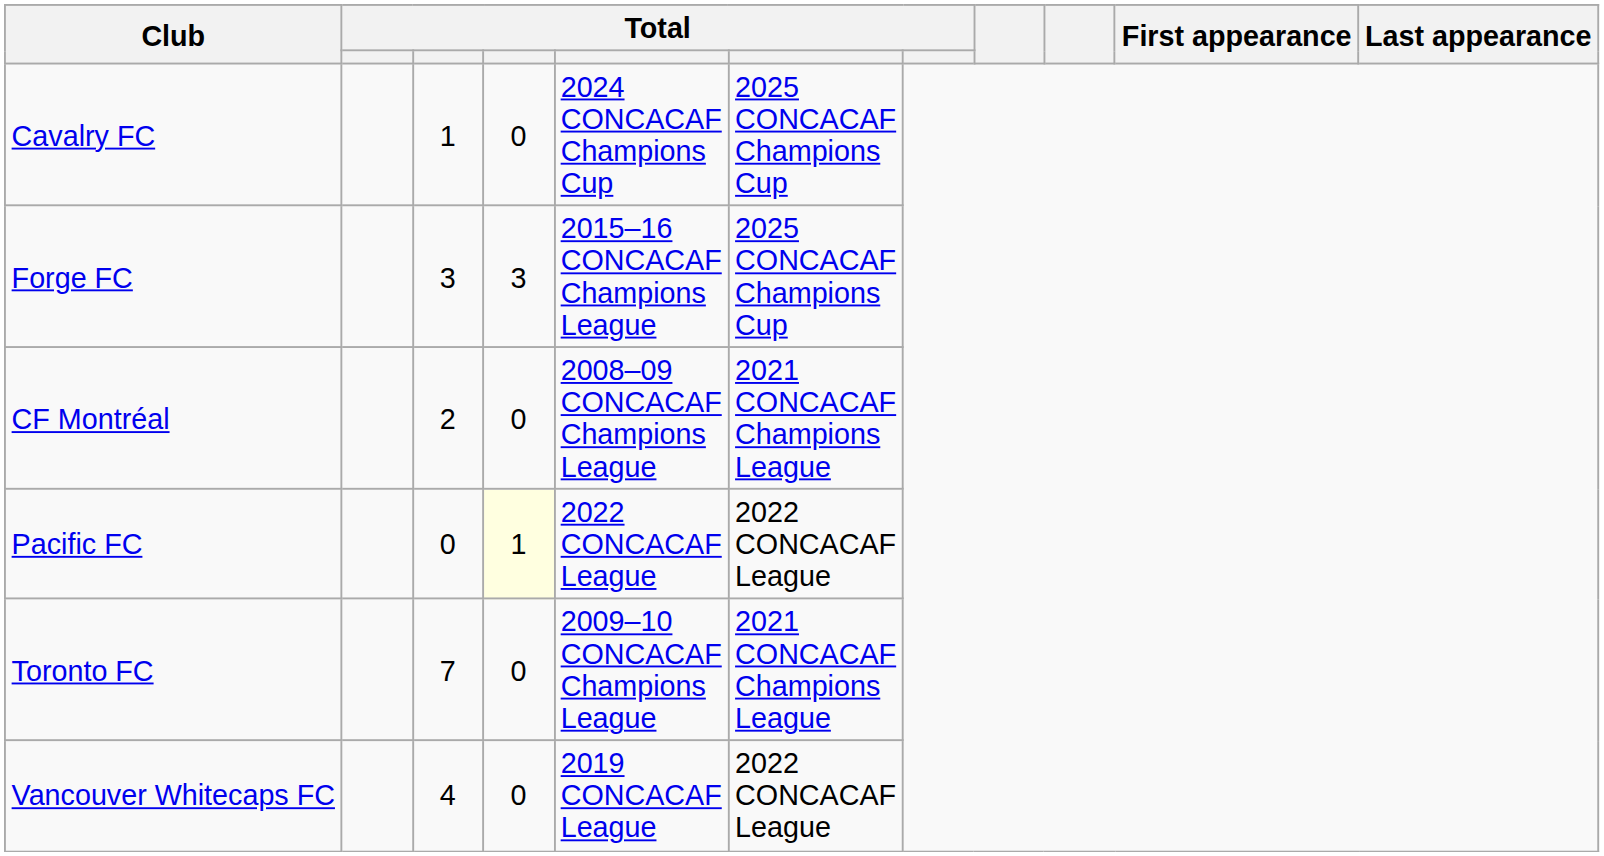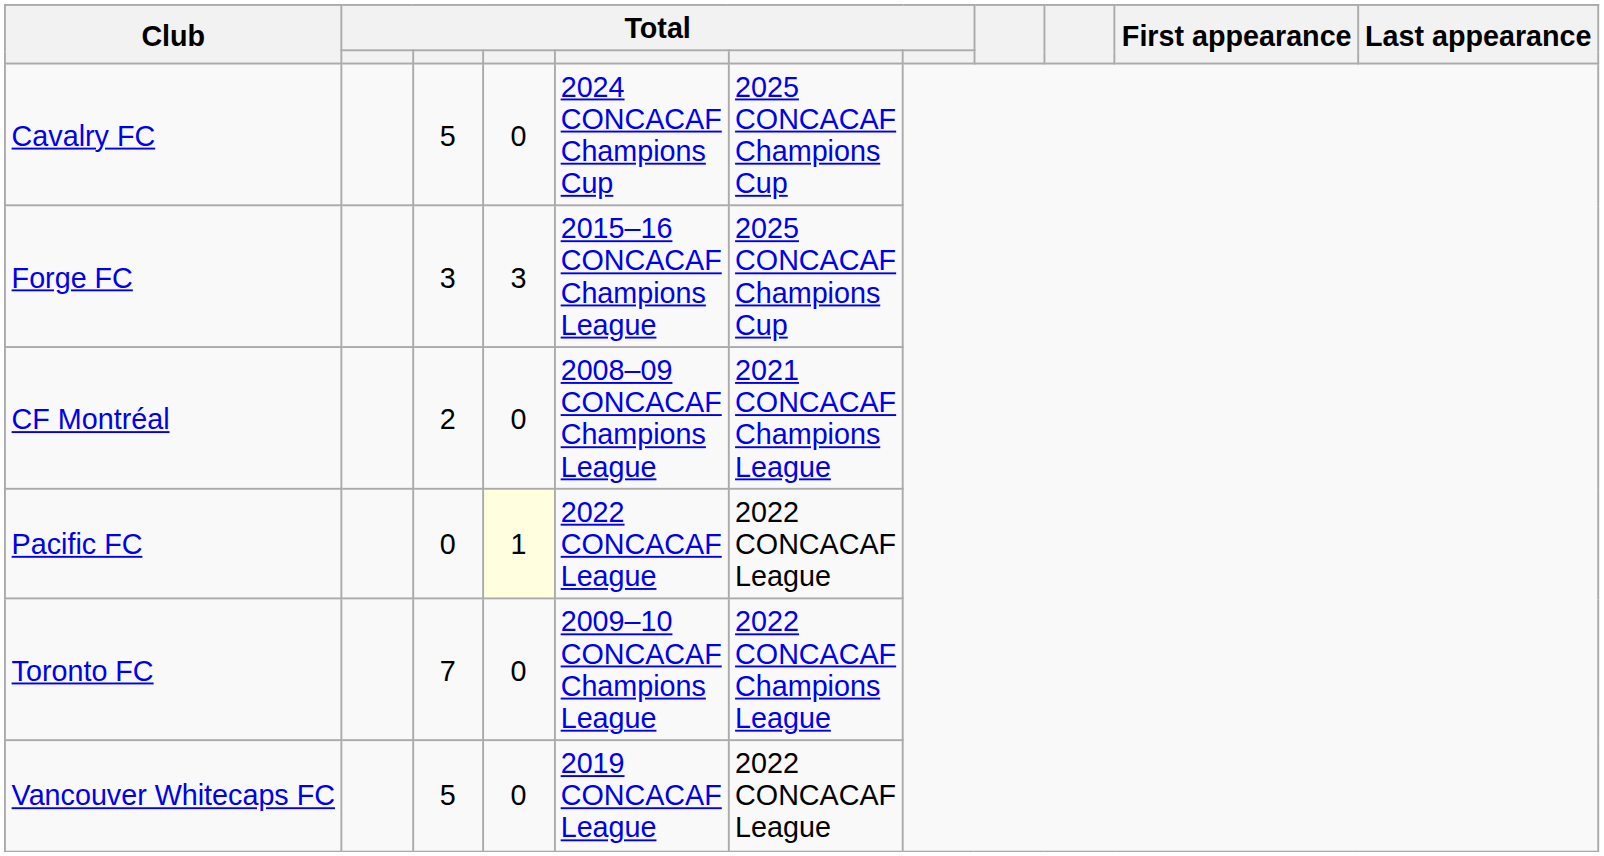(448, 135) 1 -> (448, 135) 5
(816, 670) 2021 CONCACAF Champions League -> (816, 670) 2022 CONCACAF Champions League
(448, 796) 4 -> (448, 796) 5
